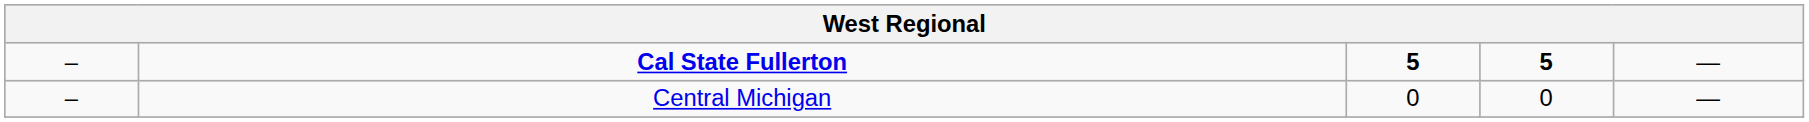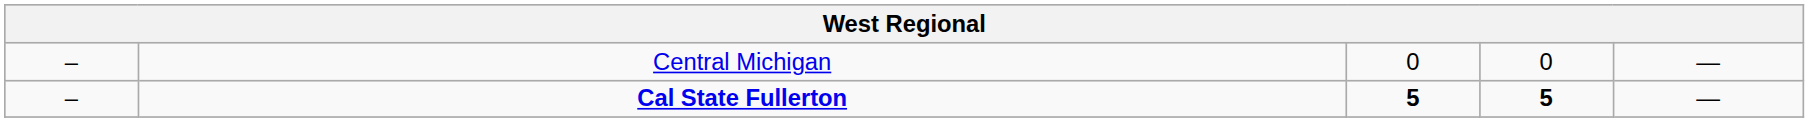rows swapped: (742, 62) <-> (742, 99)
